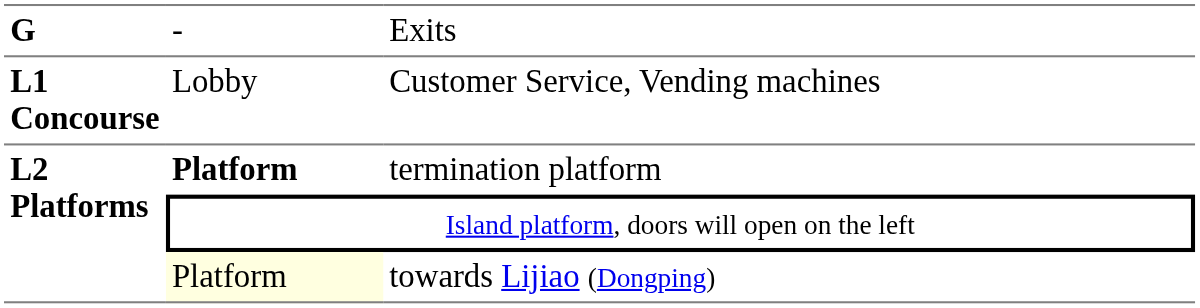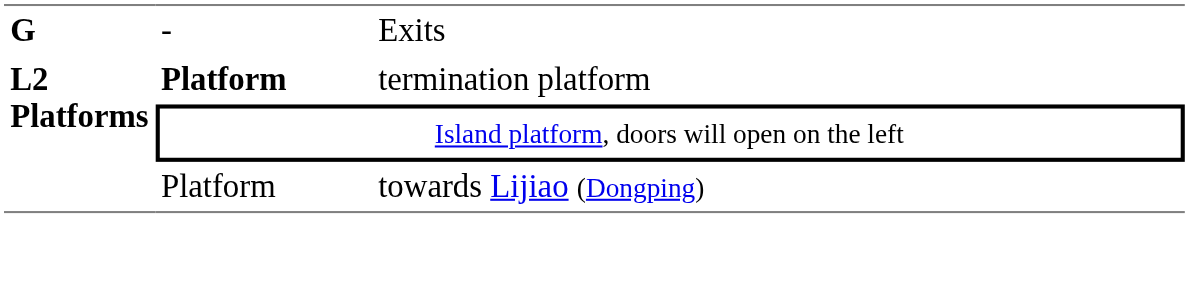- row: (635, 81)
(229, 276) lightyellow background -> (218, 185) no background
